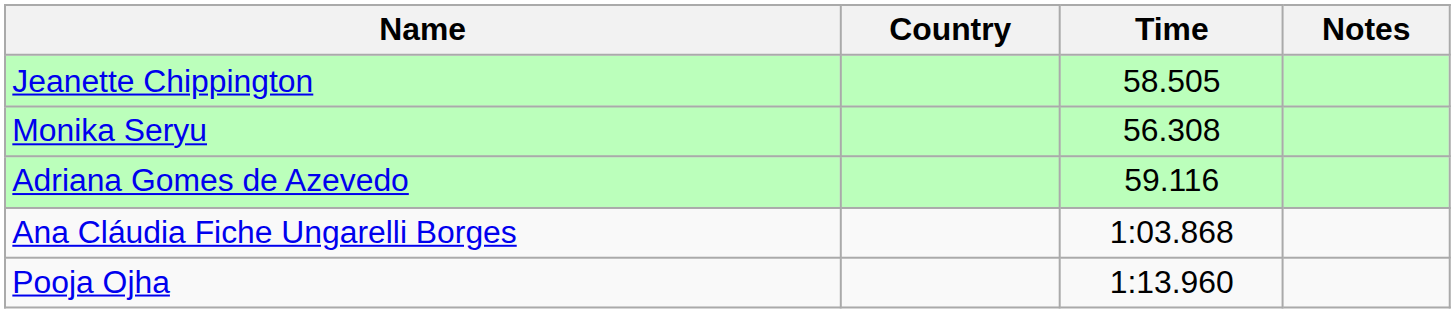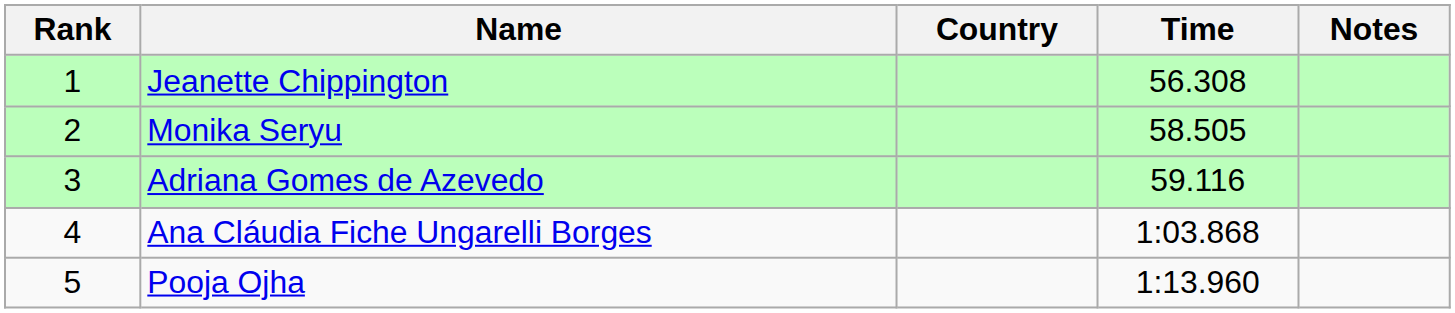+ column: (72, 29)
(1172, 80) 58.505 -> (1198, 80) 56.308
(1172, 130) 56.308 -> (1198, 130) 58.505
